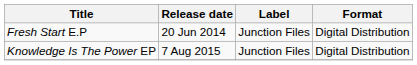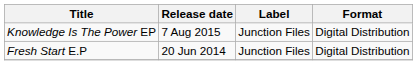rows swapped: (82, 51) <-> (47, 32)
